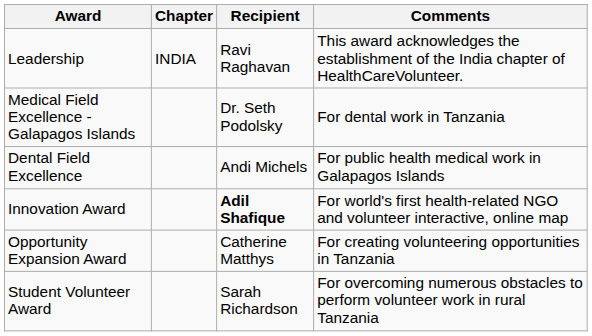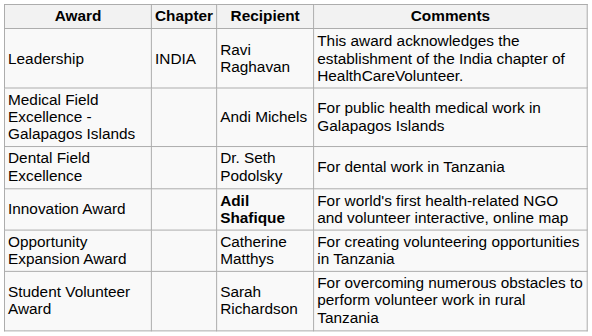(251, 117) Dr. Seth Podolsky -> (264, 117) Andi Michels
(411, 117) For dental work in Tanzania -> (429, 117) For public health medical work in Galapagos Islands
(264, 167) Andi Michels -> (251, 167) Dr. Seth Podolsky
(429, 167) For public health medical work in Galapagos Islands -> (411, 167) For dental work in Tanzania
